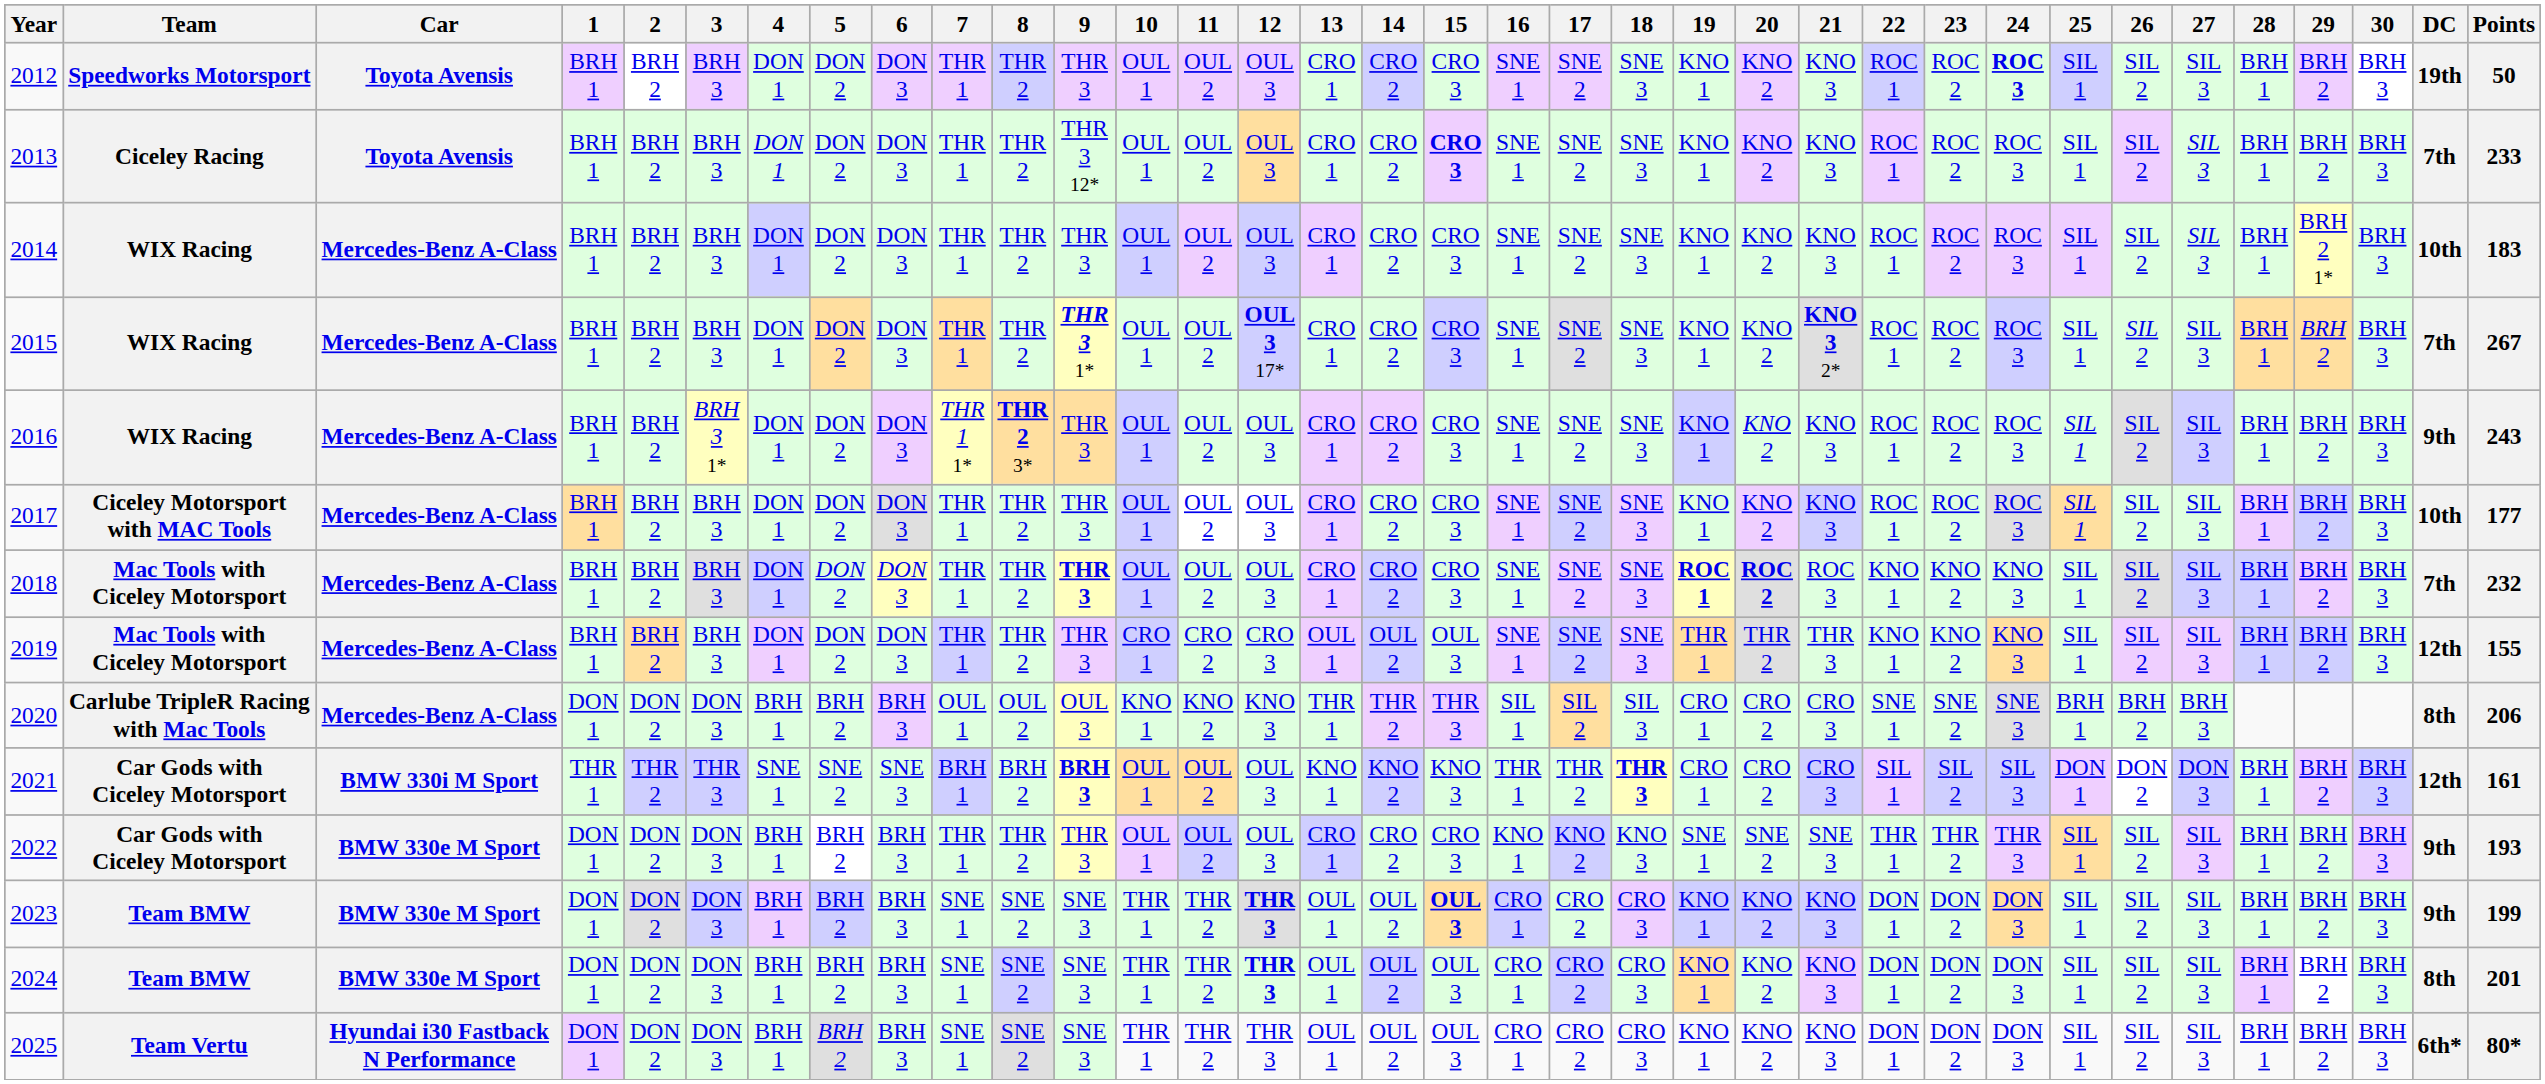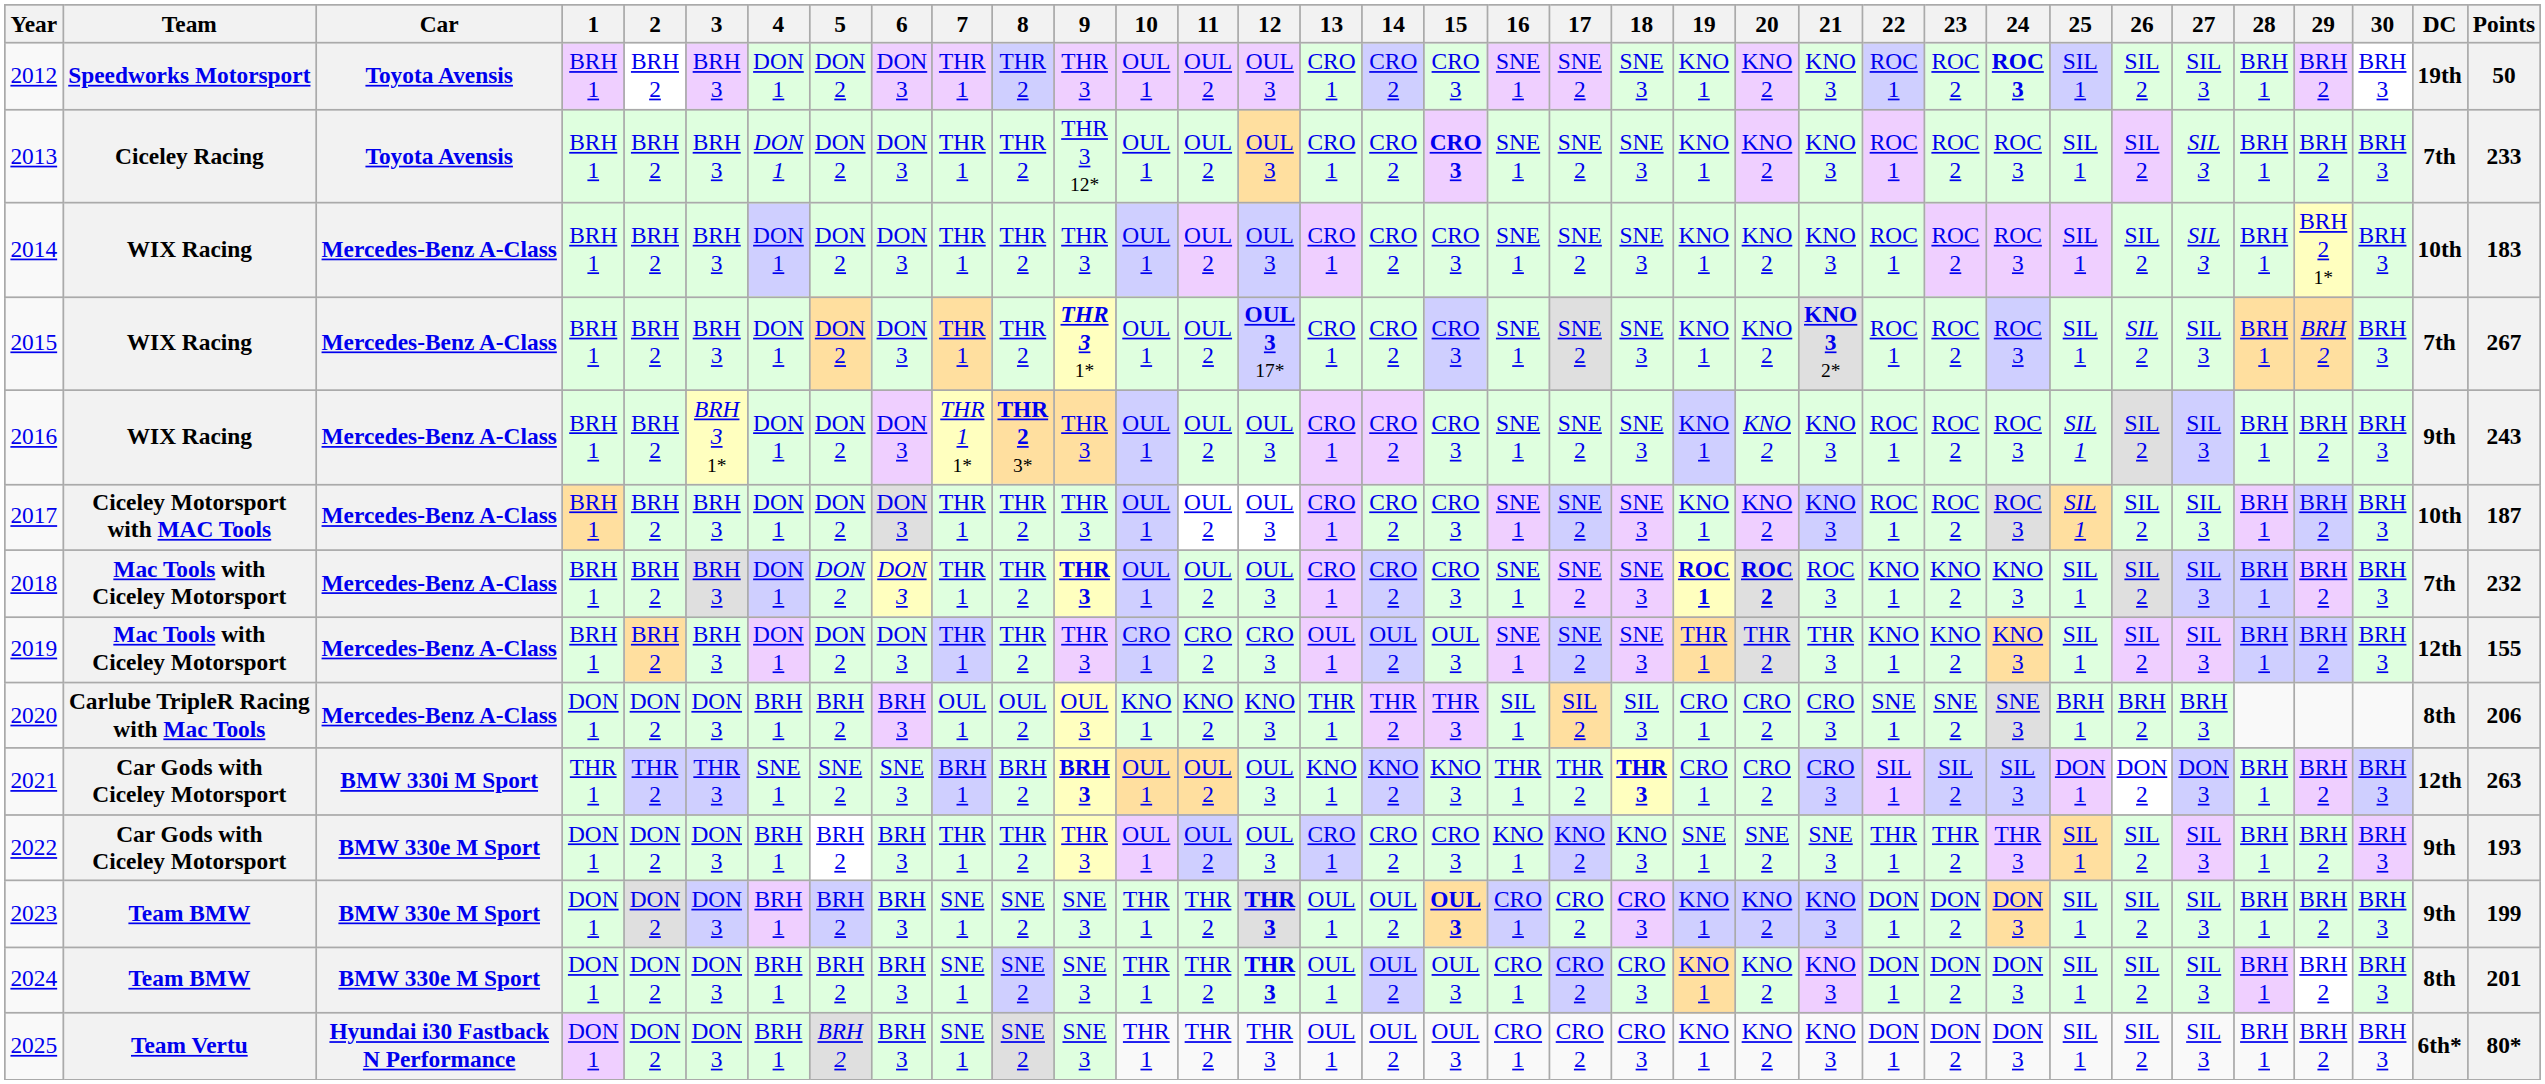(2504, 516) 177 -> (2504, 516) 187
(2504, 780) 161 -> (2504, 780) 263
